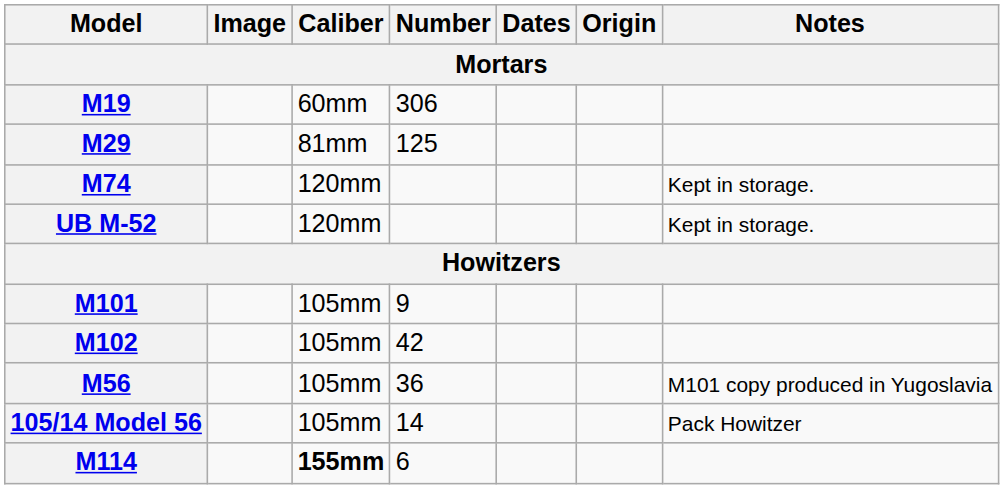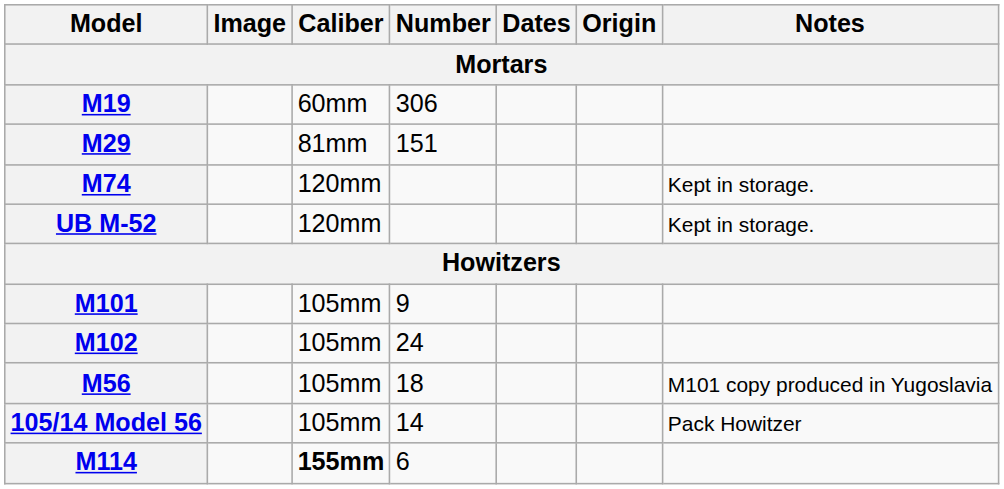(417, 143) 125 -> (417, 143) 151
(410, 343) 42 -> (410, 343) 24
(410, 382) 36 -> (410, 382) 18
